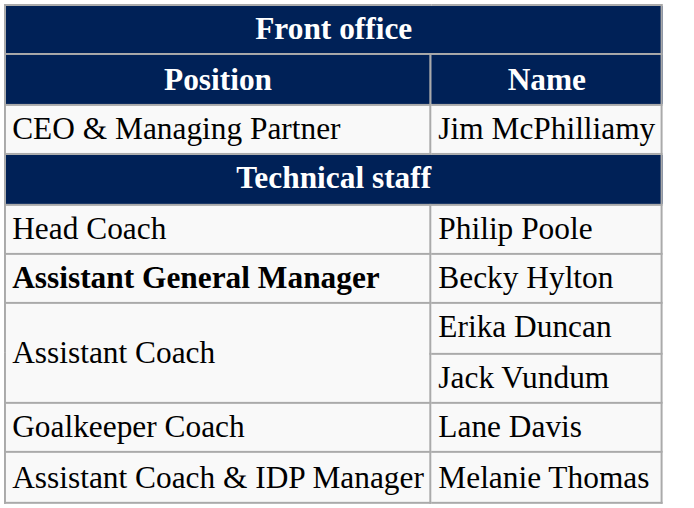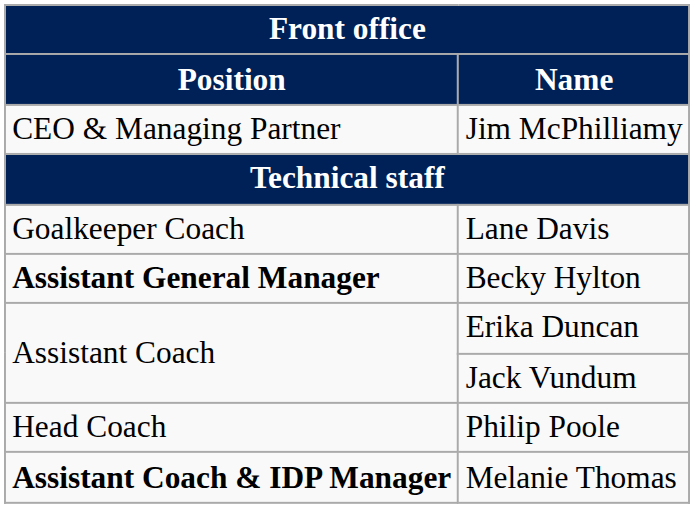rows swapped: (515, 228) <-> (510, 427)
(218, 476) normal -> (232, 476) bold
